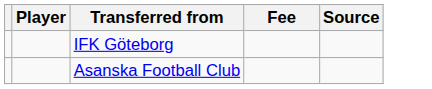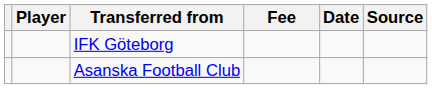+ column: (341, 17)
